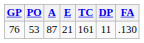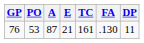columns swapped: (106, 13) <-> (127, 13)
